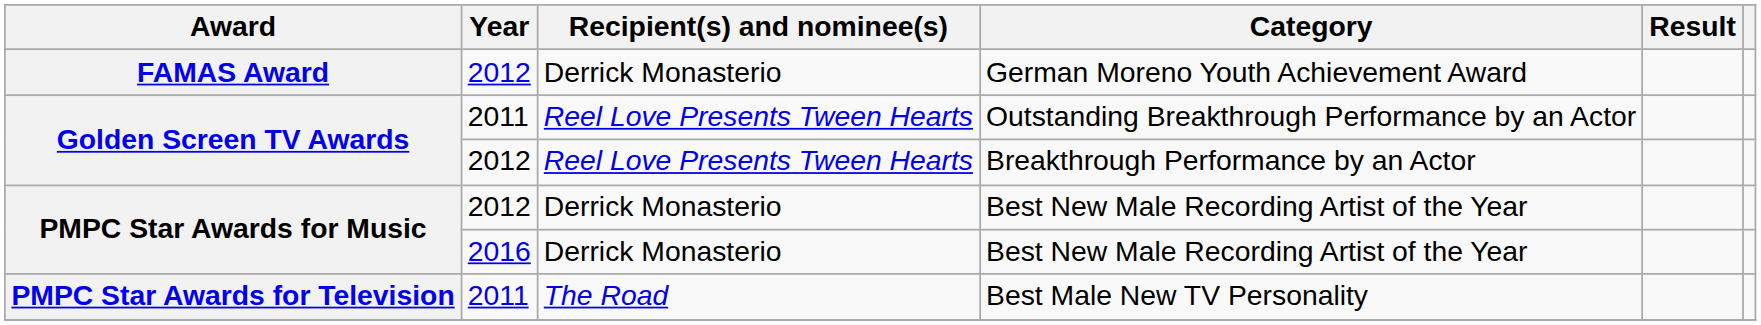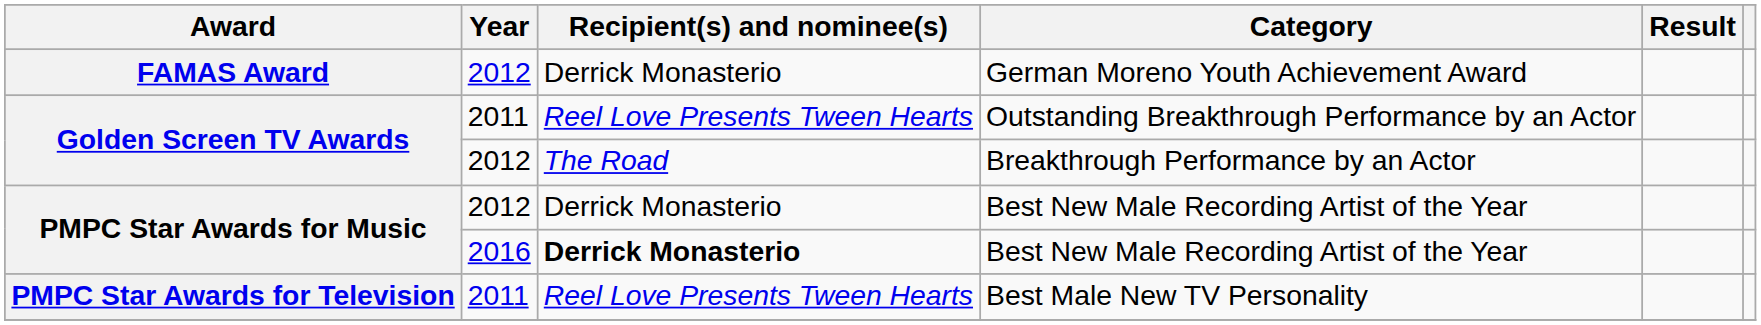(758, 161) Reel Love Presents Tween Hearts -> (606, 161) The Road
(663, 251) normal -> (672, 251) bold
(606, 296) The Road -> (758, 296) Reel Love Presents Tween Hearts
